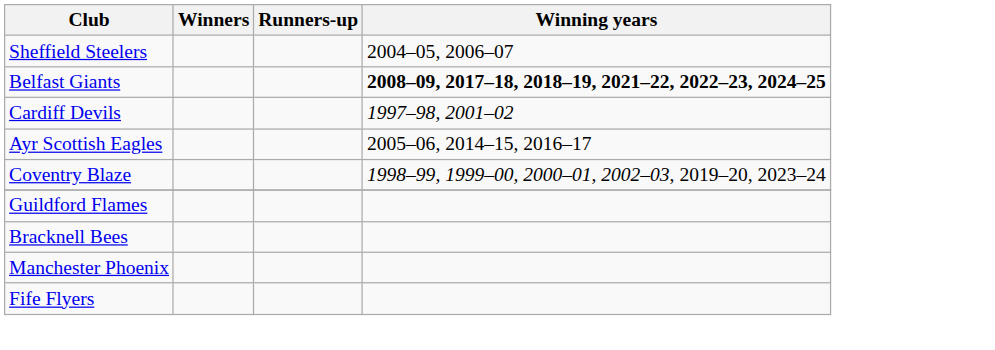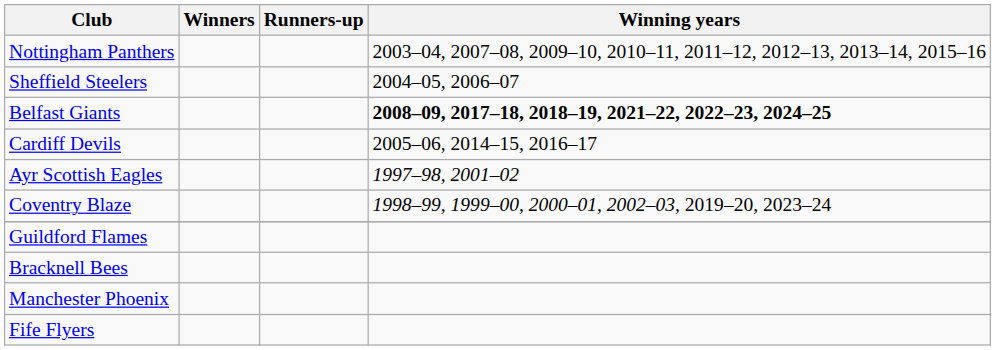+ row: (92, 50)
(440, 112) 1997–98, 2001–02 -> (485, 143) 2005–06, 2014–15, 2016–17
(479, 143) 2005–06, 2014–15, 2016–17 -> (446, 174) 1997–98, 2001–02
